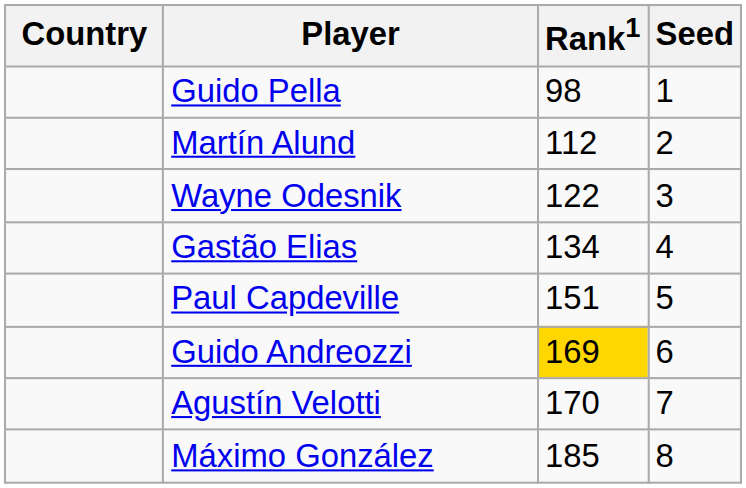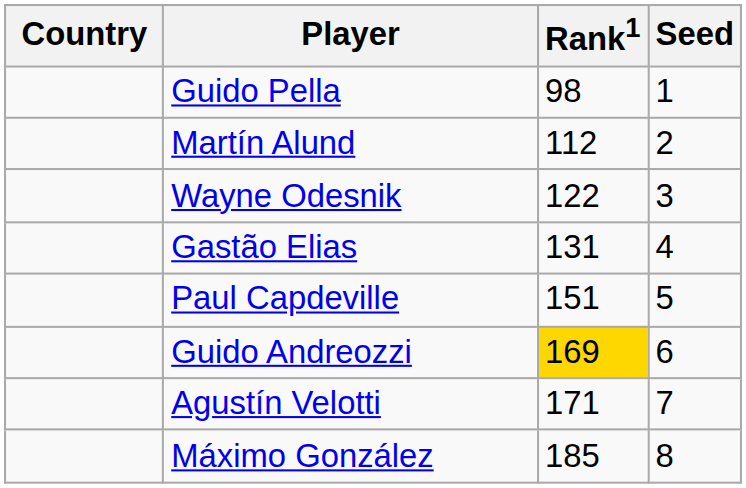(572, 247) 134 -> (572, 247) 131
(572, 403) 170 -> (572, 403) 171
